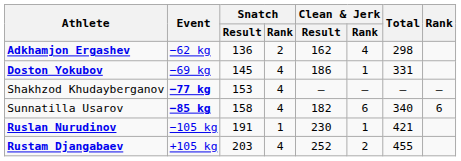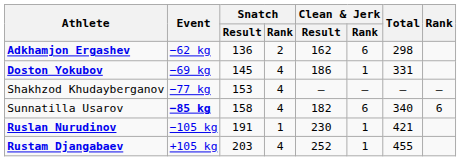(365, 51) 4 -> (365, 51) 6
(190, 89) bold -> (190, 89) normal
(365, 146) 2 -> (365, 146) 1
